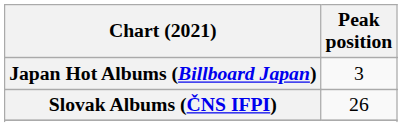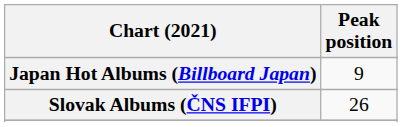(359, 73) 3 -> (359, 73) 9
